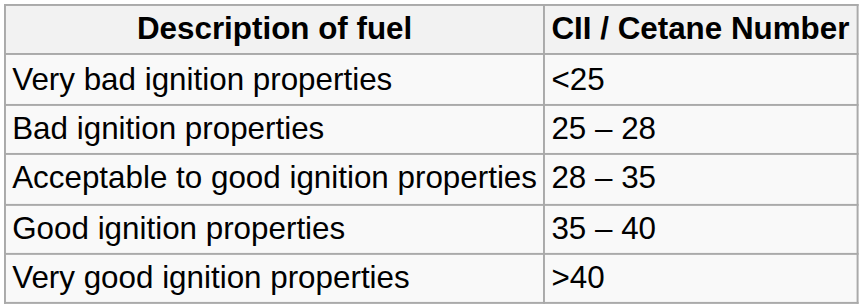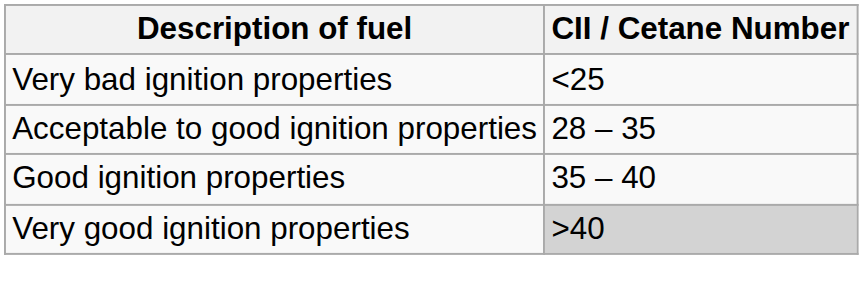- row: (168, 128)
(578, 278) no background -> (578, 228) lightgrey background
